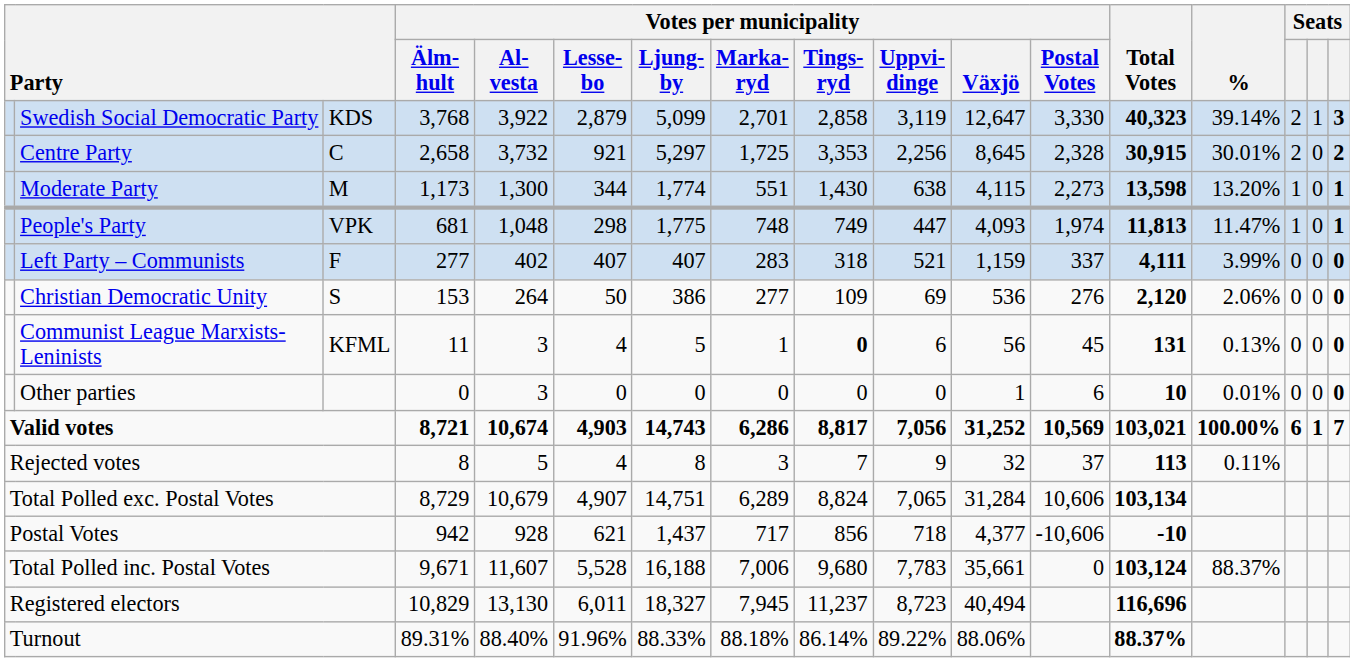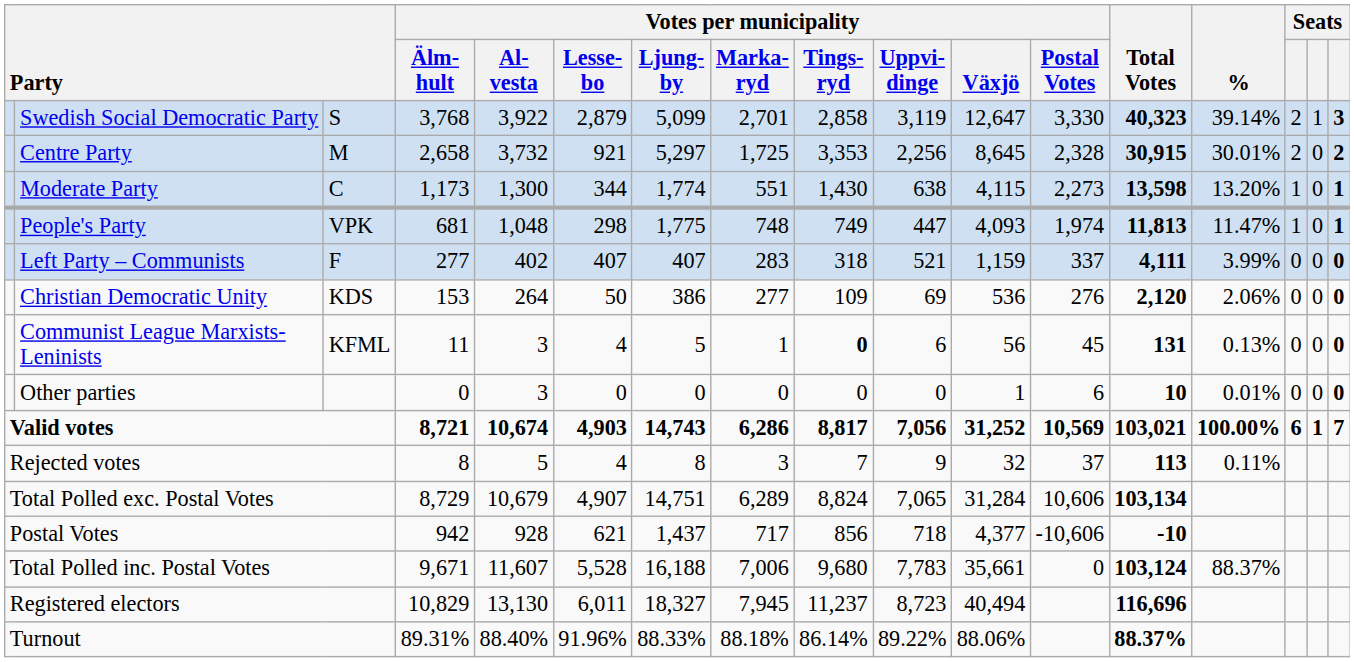(351, 117) KDS -> (335, 117) S
(336, 152) C -> (339, 152) M
(339, 188) M -> (336, 188) C
(335, 296) S -> (351, 296) KDS
